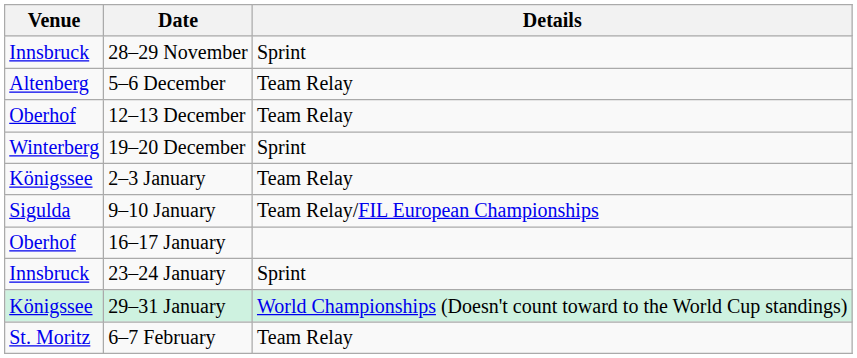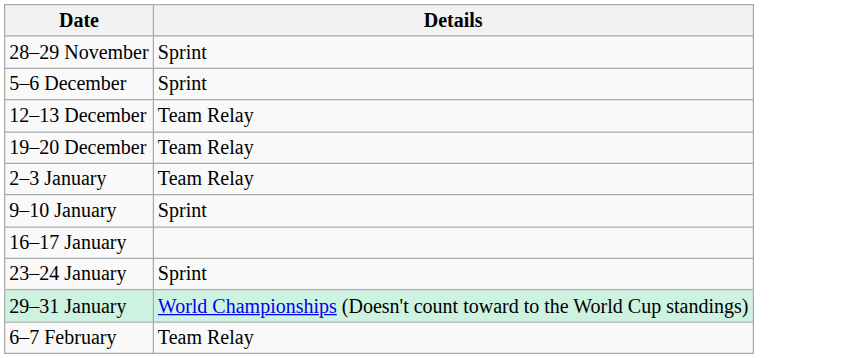- column: (54, 20)
(305, 83) Team Relay -> (182, 83) Sprint
(281, 147) Sprint -> (206, 147) Team Relay
(428, 210) Team Relay/FIL European Championships -> (182, 210) Sprint
